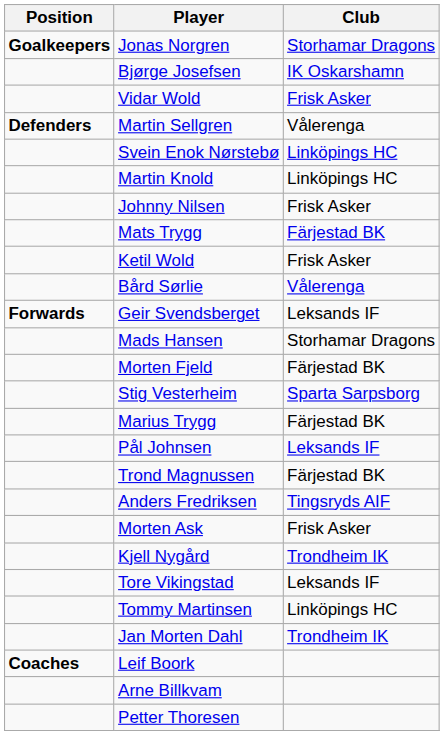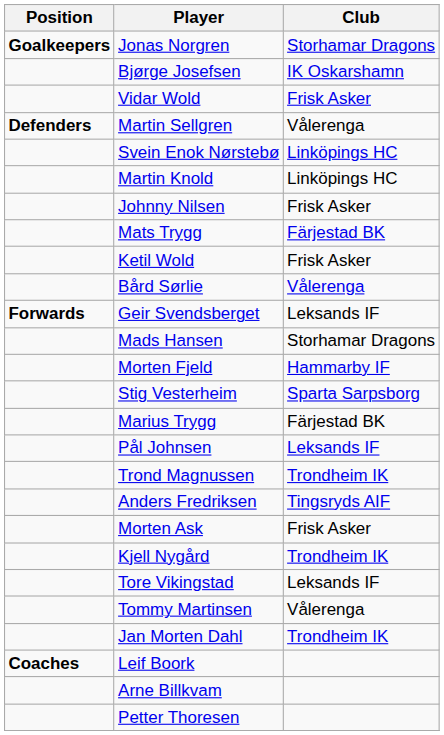(336, 367) Färjestad BK -> (338, 367) Hammarby IF
(336, 475) Färjestad BK -> (338, 475) Trondheim IK
(342, 609) Linköpings HC -> (326, 609) Vålerenga
